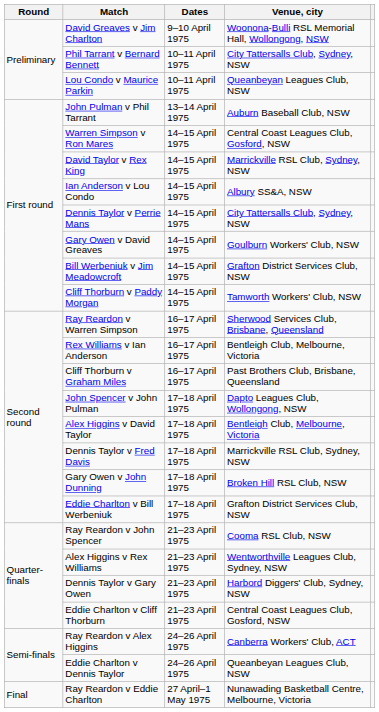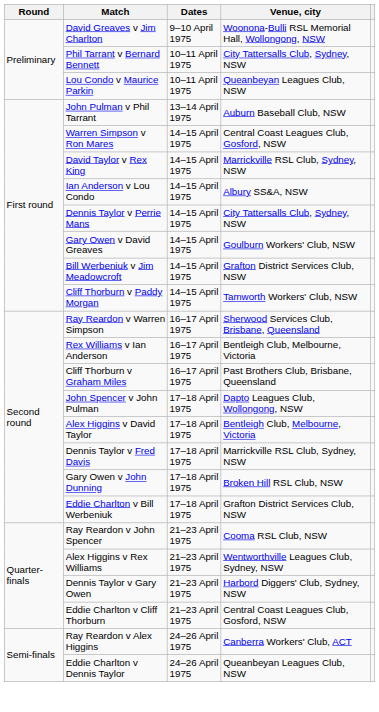- row: (112, 694)
